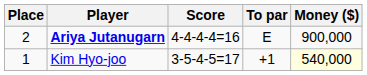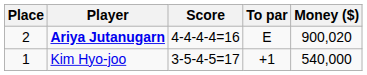(327, 37) 900,000 -> (327, 37) 900,020
(327, 59) lightyellow background -> (327, 59) no background
